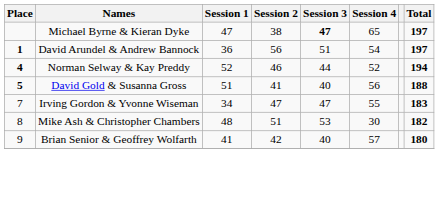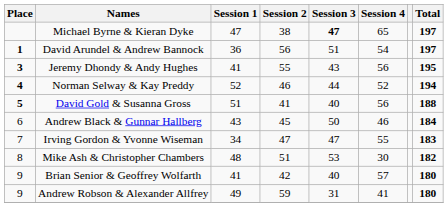+ row: (123, 67)
+ row: (123, 121)
+ row: (123, 193)
